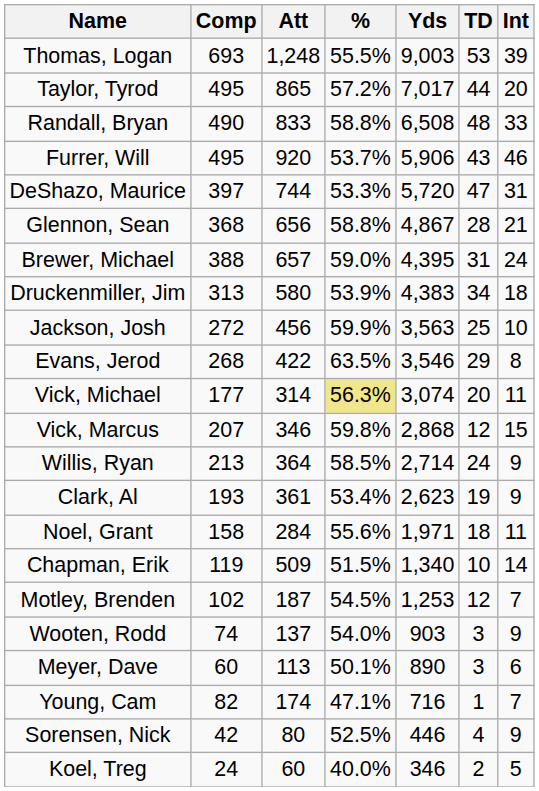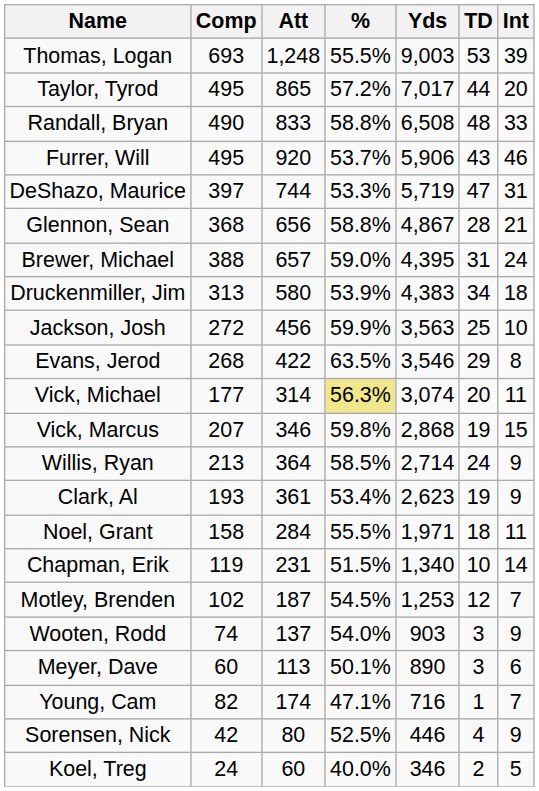(428, 191) 5,720 -> (428, 191) 5,719
(479, 429) 12 -> (479, 429) 19
(360, 531) 55.6% -> (360, 531) 55.5%
(293, 565) 509 -> (293, 565) 231
